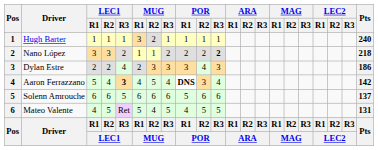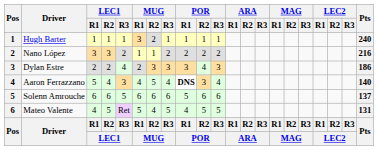(218, 53) bold -> (218, 53) normal
(365, 53) 218 -> (365, 53) 216
(124, 81) bold -> (124, 81) normal
(365, 81) 142 -> (365, 81) 140
